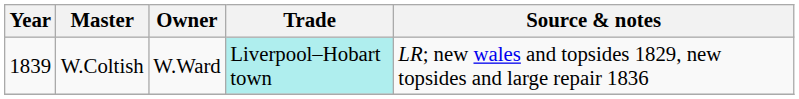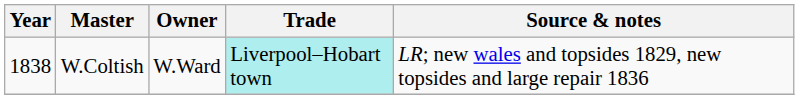(30, 65) 1839 -> (30, 65) 1838
